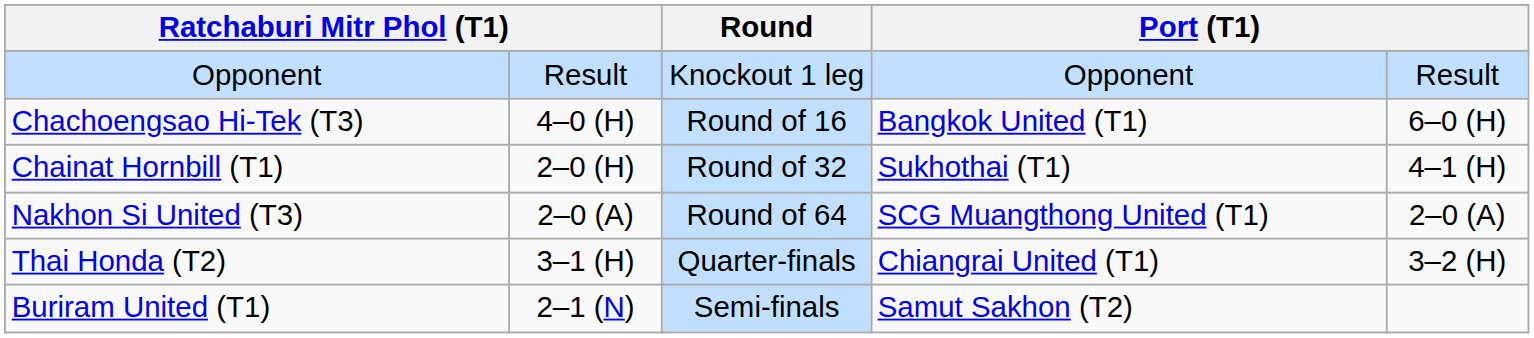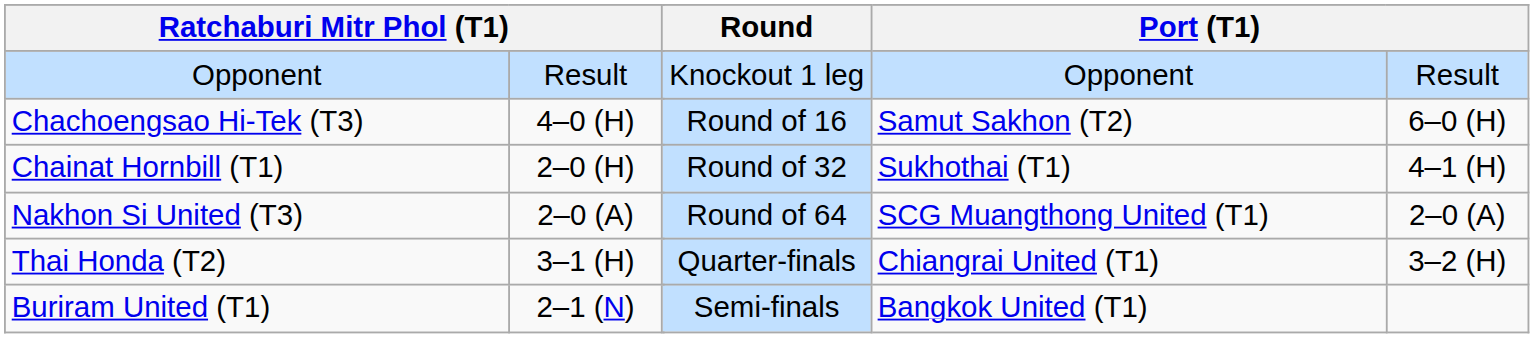(1013, 121) Bangkok United (T1) -> (1005, 121) Samut Sakhon (T2)
(1005, 307) Samut Sakhon (T2) -> (1013, 307) Bangkok United (T1)
